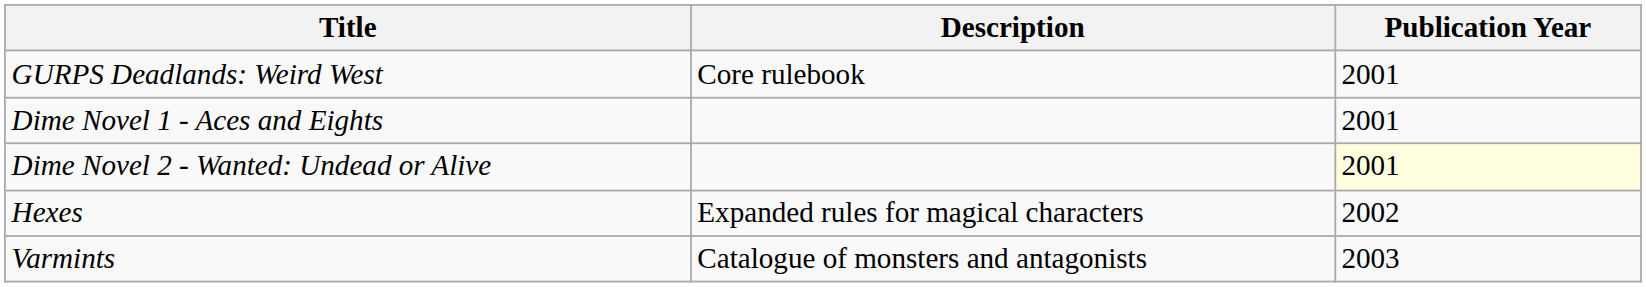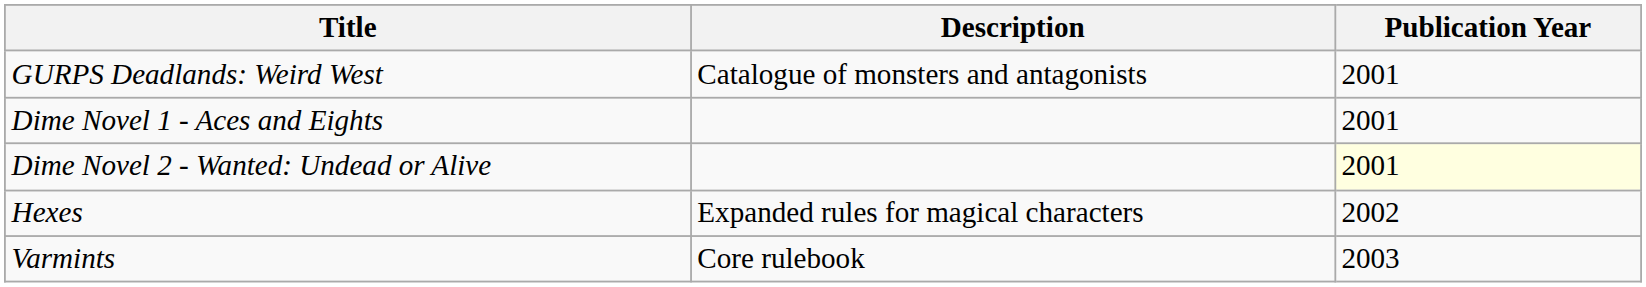(781, 73) Core rulebook -> (922, 73) Catalogue of monsters and antagonists
(922, 258) Catalogue of monsters and antagonists -> (781, 258) Core rulebook
